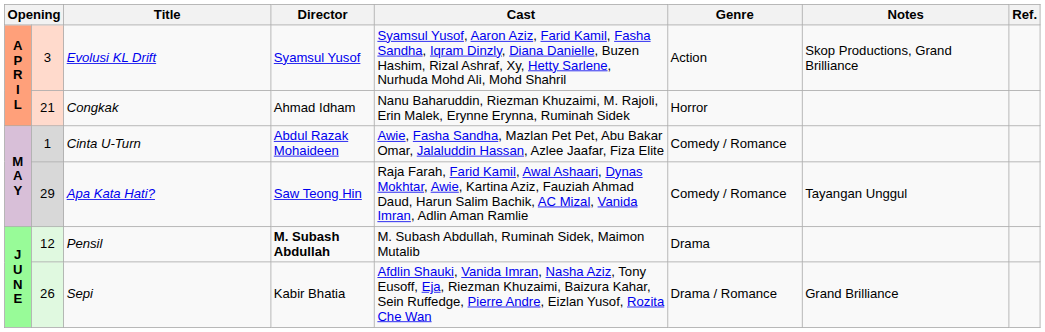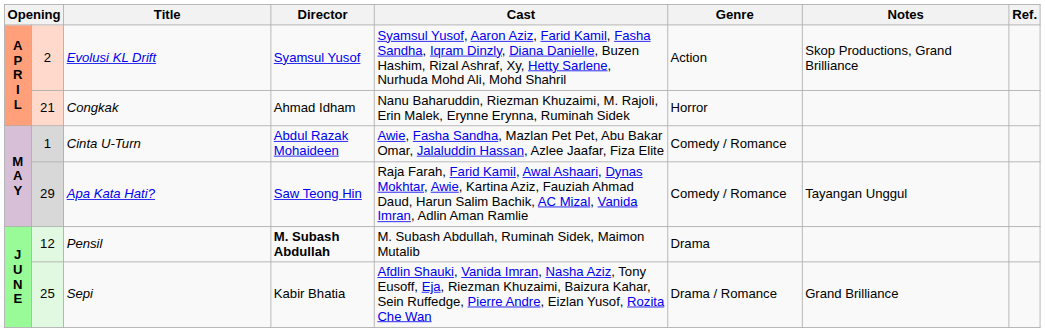(47, 57) 3 -> (47, 57) 2
(47, 294) 26 -> (47, 294) 25
